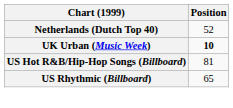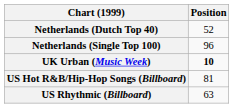+ row: (96, 45)
(209, 78) 65 -> (209, 95) 63
